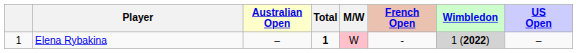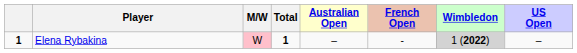columns swapped: (354, 18) <-> (277, 18)
(19, 40) normal -> (19, 40) bold
